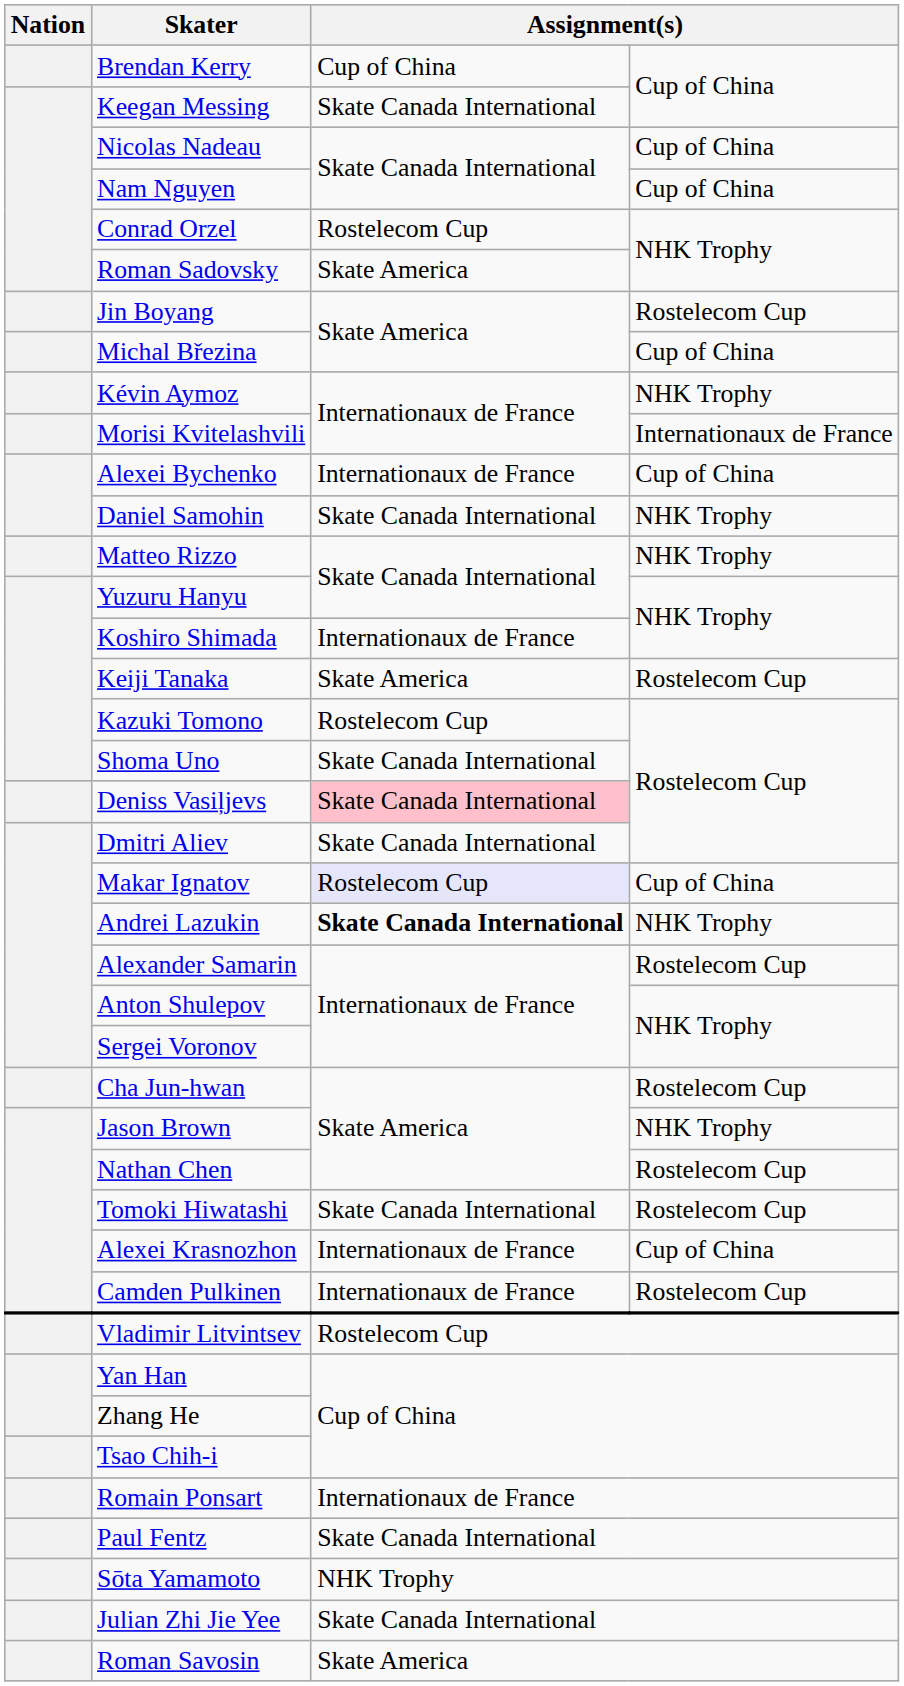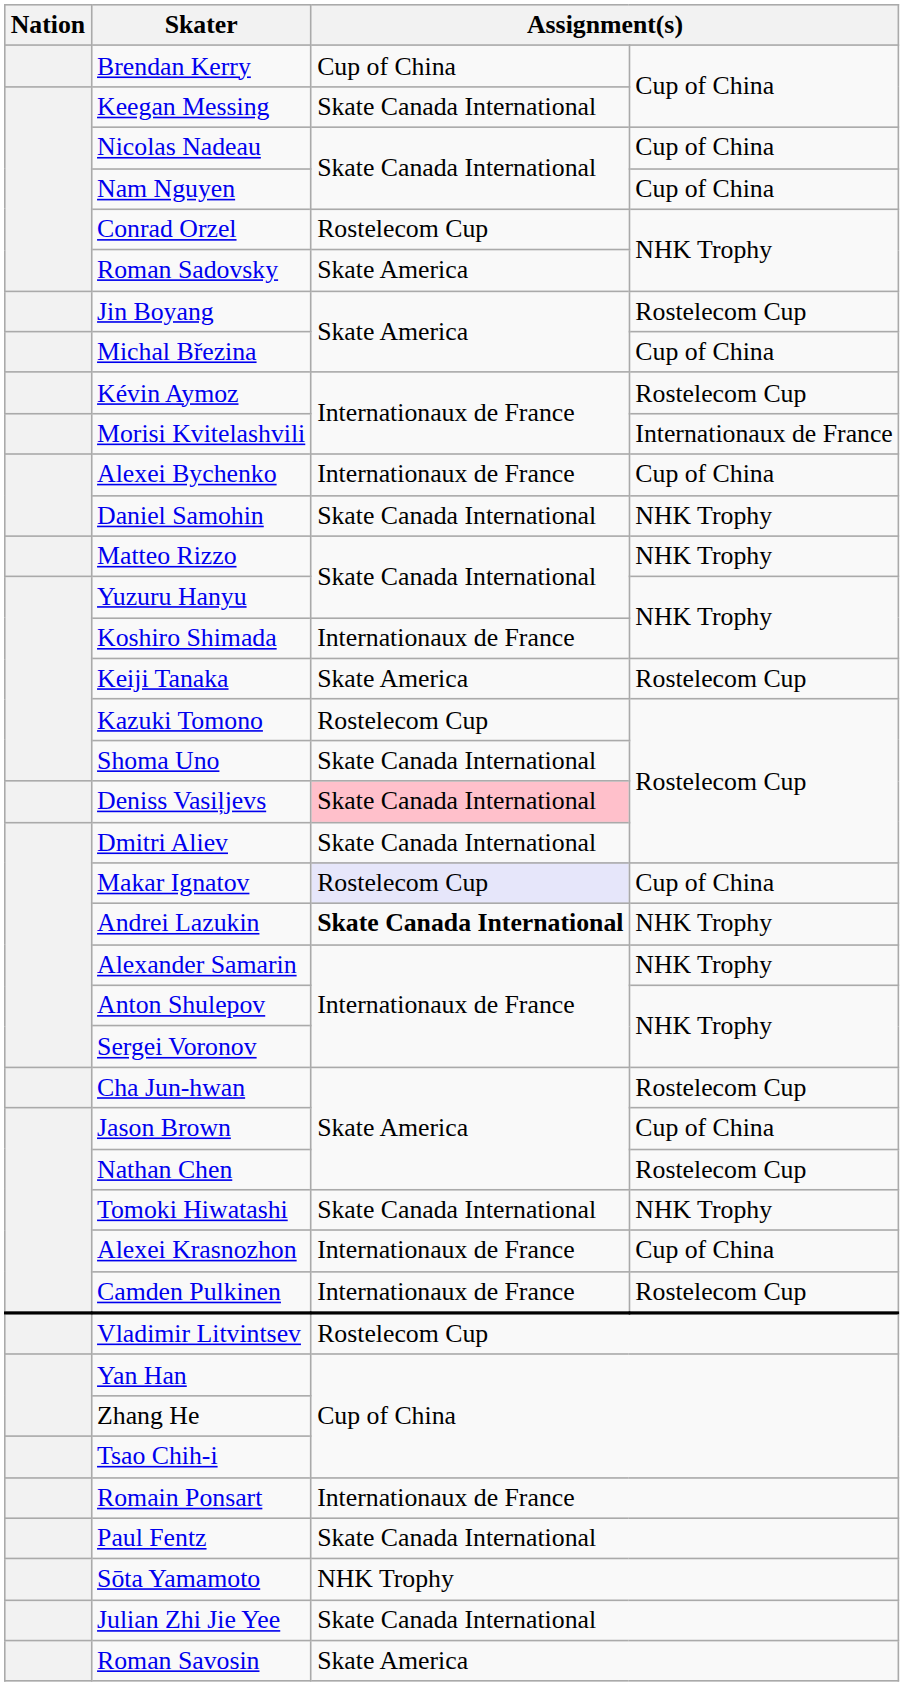(704, 392) NHK Trophy -> (721, 392) Rostelecom Cup
(721, 964) Rostelecom Cup -> (704, 964) NHK Trophy
(704, 1127) NHK Trophy -> (705, 1127) Cup of China
(721, 1209) Rostelecom Cup -> (704, 1209) NHK Trophy
